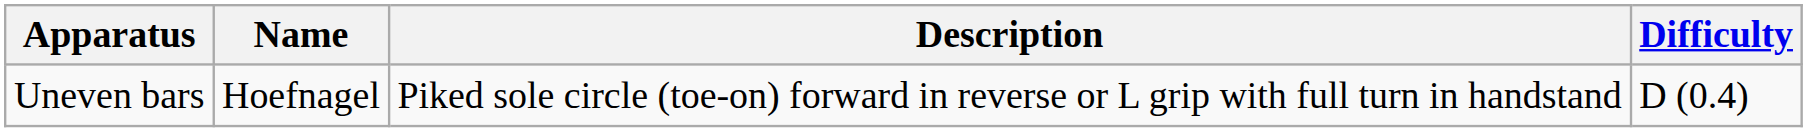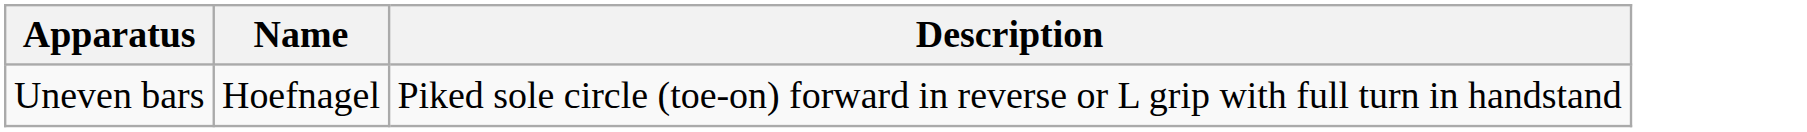- column: (1716, 34)
